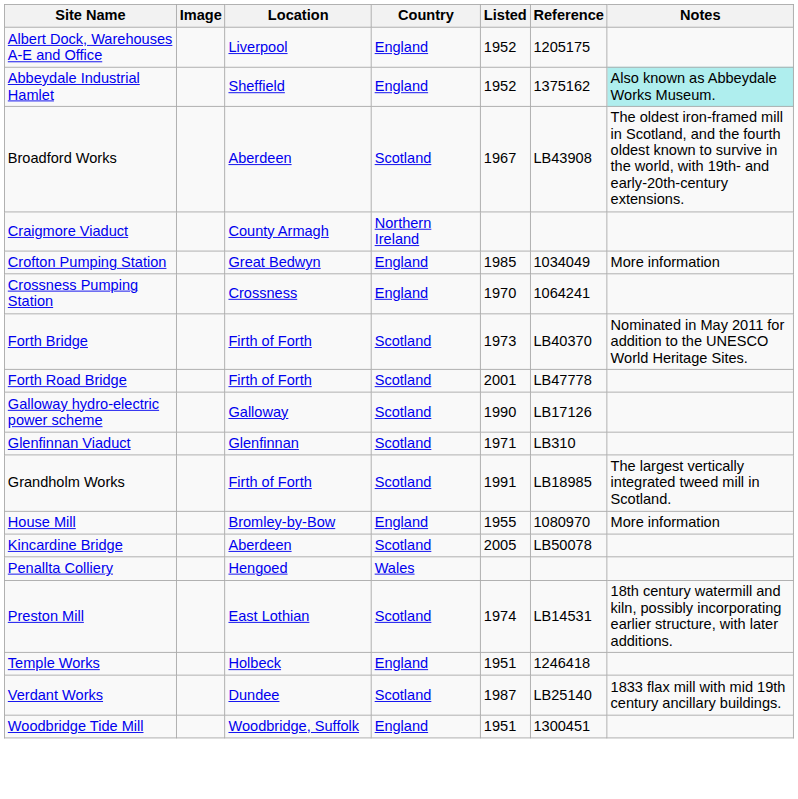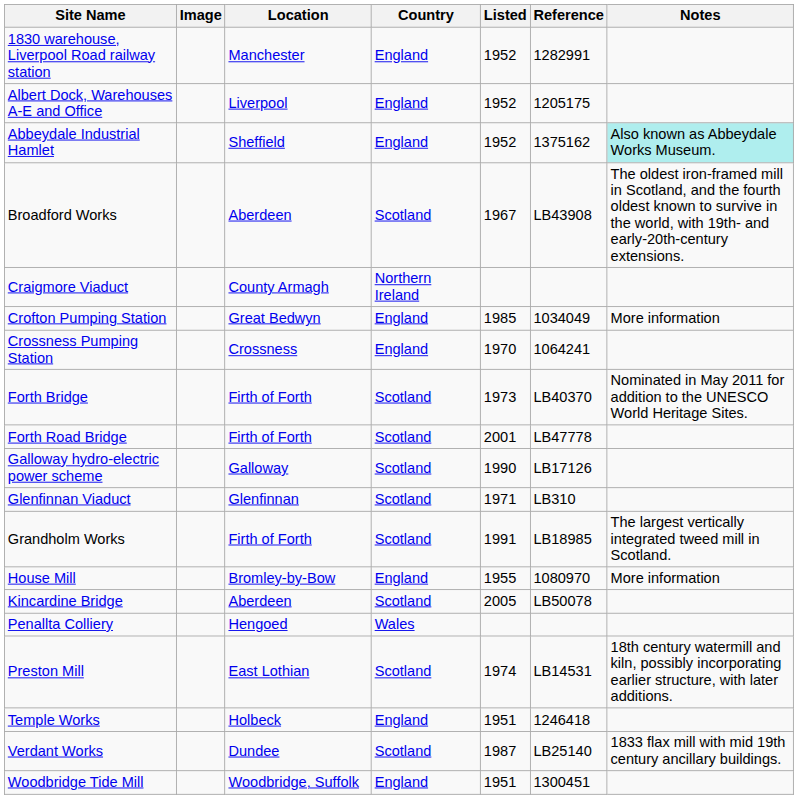+ row: (81, 55)
